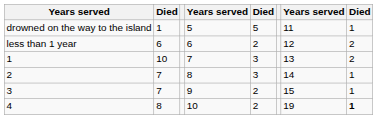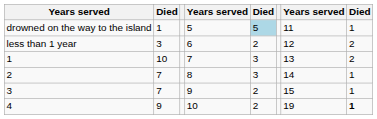(255, 28) no background -> (255, 28) lightblue background
(159, 43) 6 -> (159, 43) 3
(159, 106) 8 -> (159, 106) 9
